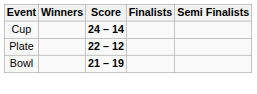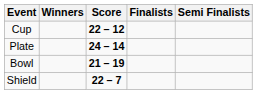(106, 30) 24 – 14 -> (107, 30) 22 – 12
(106, 47) 22 – 12 -> (107, 47) 24 – 14
+ row: (22, 81)
